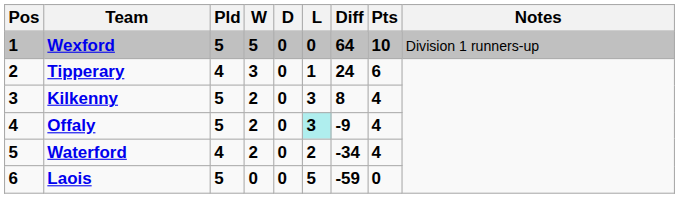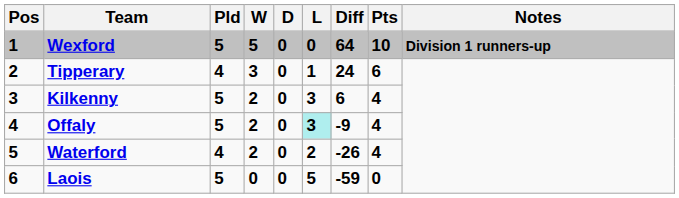(472, 45) normal -> (478, 44) bold
(340, 98) 8 -> (340, 98) 6
(348, 152) -34 -> (348, 152) -26
